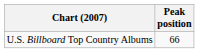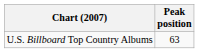(174, 39) 66 -> (174, 39) 63
